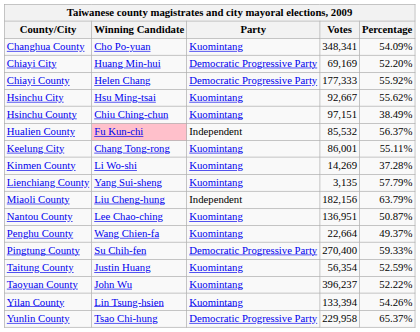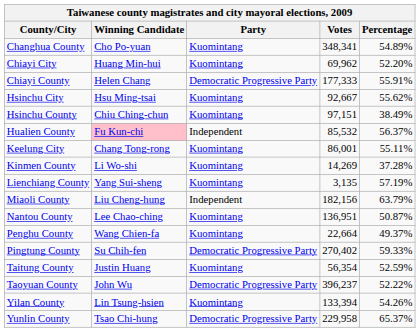(396, 47) 54.09% -> (396, 47) 54.89%
(253, 64) Democratic Progressive Party -> (216, 64) Kuomintang
(342, 64) 69,169 -> (342, 64) 69,962
(396, 81) 55.92% -> (396, 81) 55.91%
(396, 183) 57.79% -> (396, 183) 57.19%
(340, 251) 270,400 -> (340, 251) 270,402
(216, 285) Kuomintang -> (253, 285) Democratic Progressive Party
